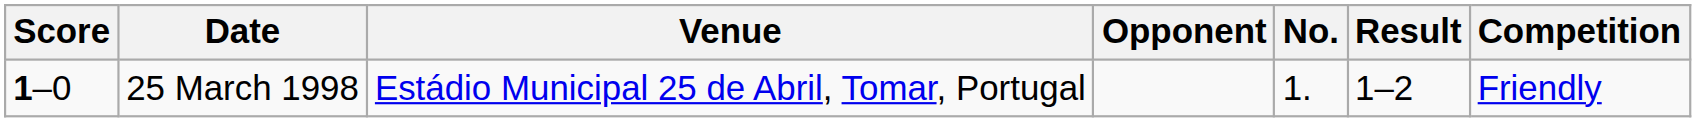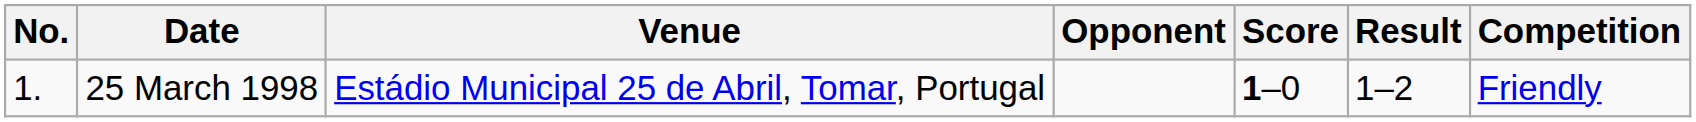columns swapped: (1311, 32) <-> (62, 32)
